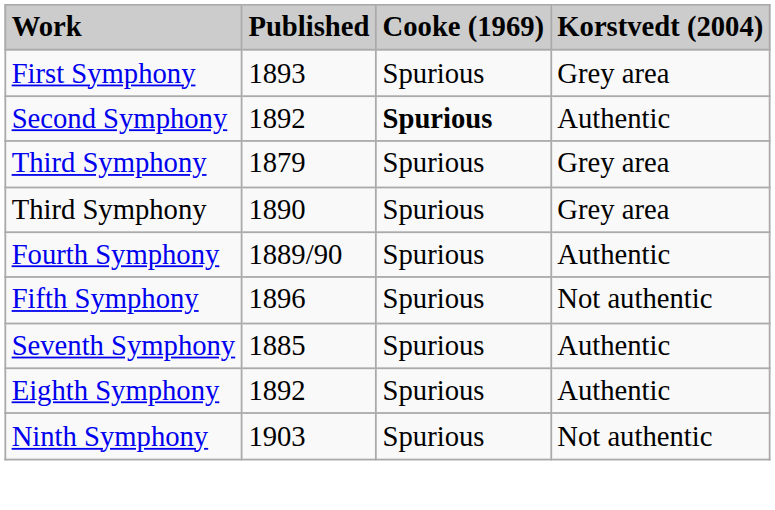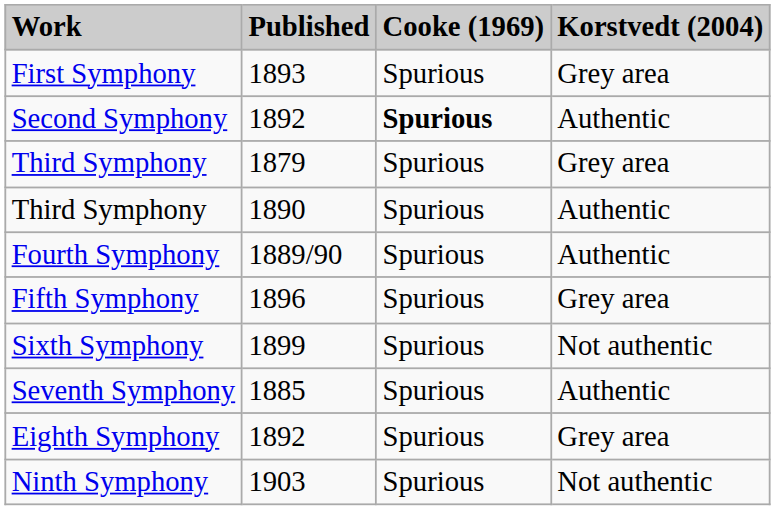(613, 208) Grey area -> (614, 208) Authentic
(635, 299) Not authentic -> (613, 299) Grey area
+ row: (108, 345)
(614, 390) Authentic -> (613, 436) Grey area
